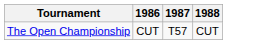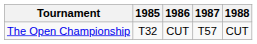+ column: (148, 13)
